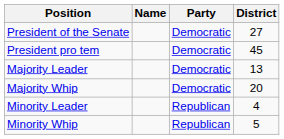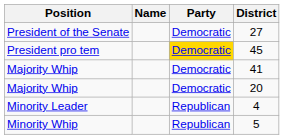(201, 50) no background -> (201, 50) gold background
- row: (256, 69)
+ row: (256, 69)
